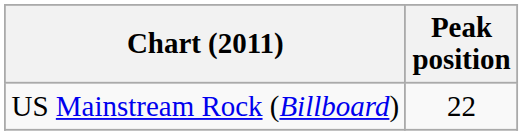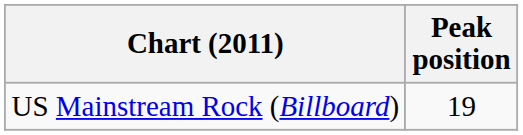(461, 105) 22 -> (461, 105) 19
